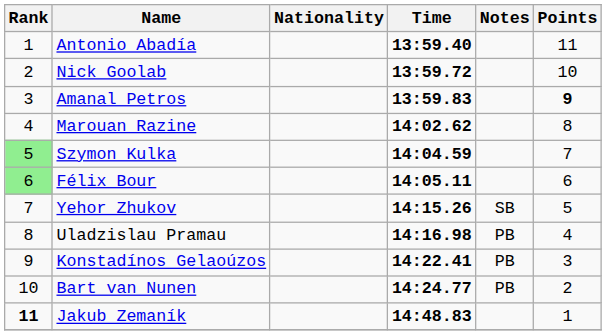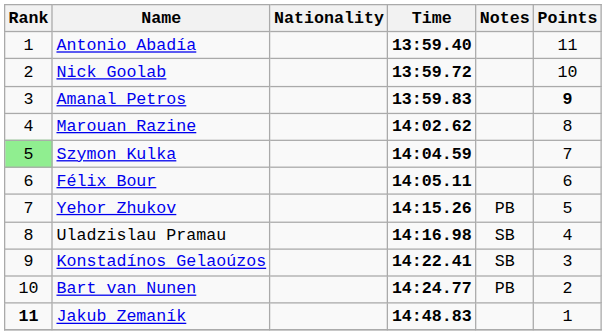(29, 181) lightgreen background -> (29, 181) no background
(505, 208) SB -> (505, 208) PB
(505, 235) PB -> (505, 235) SB
(505, 262) PB -> (505, 262) SB
